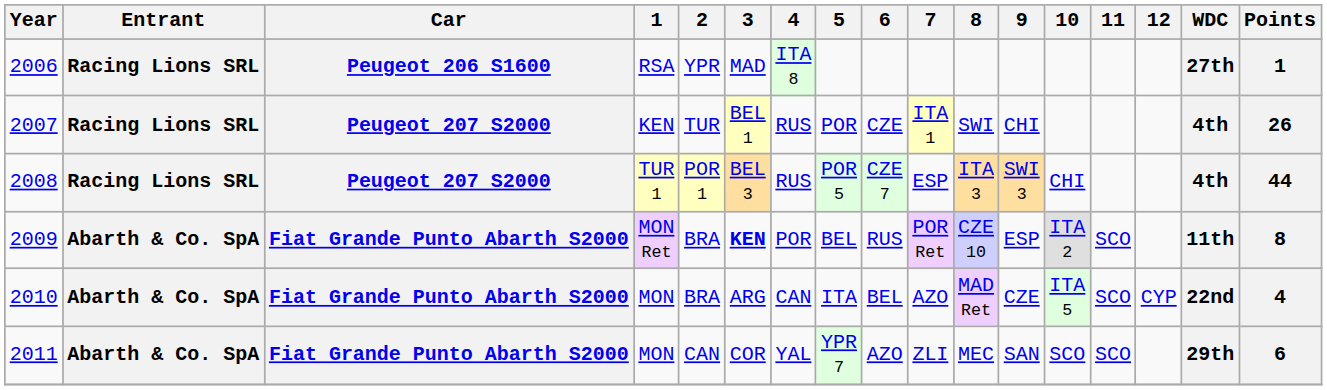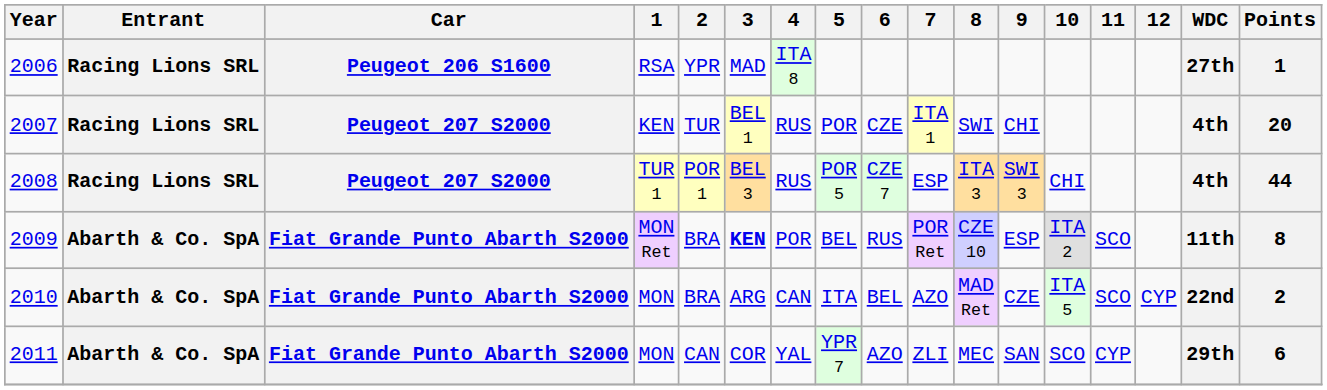(1280, 124) 26 -> (1280, 124) 20
(1280, 297) 4 -> (1280, 297) 2
(1113, 355) SCO -> (1113, 355) CYP
